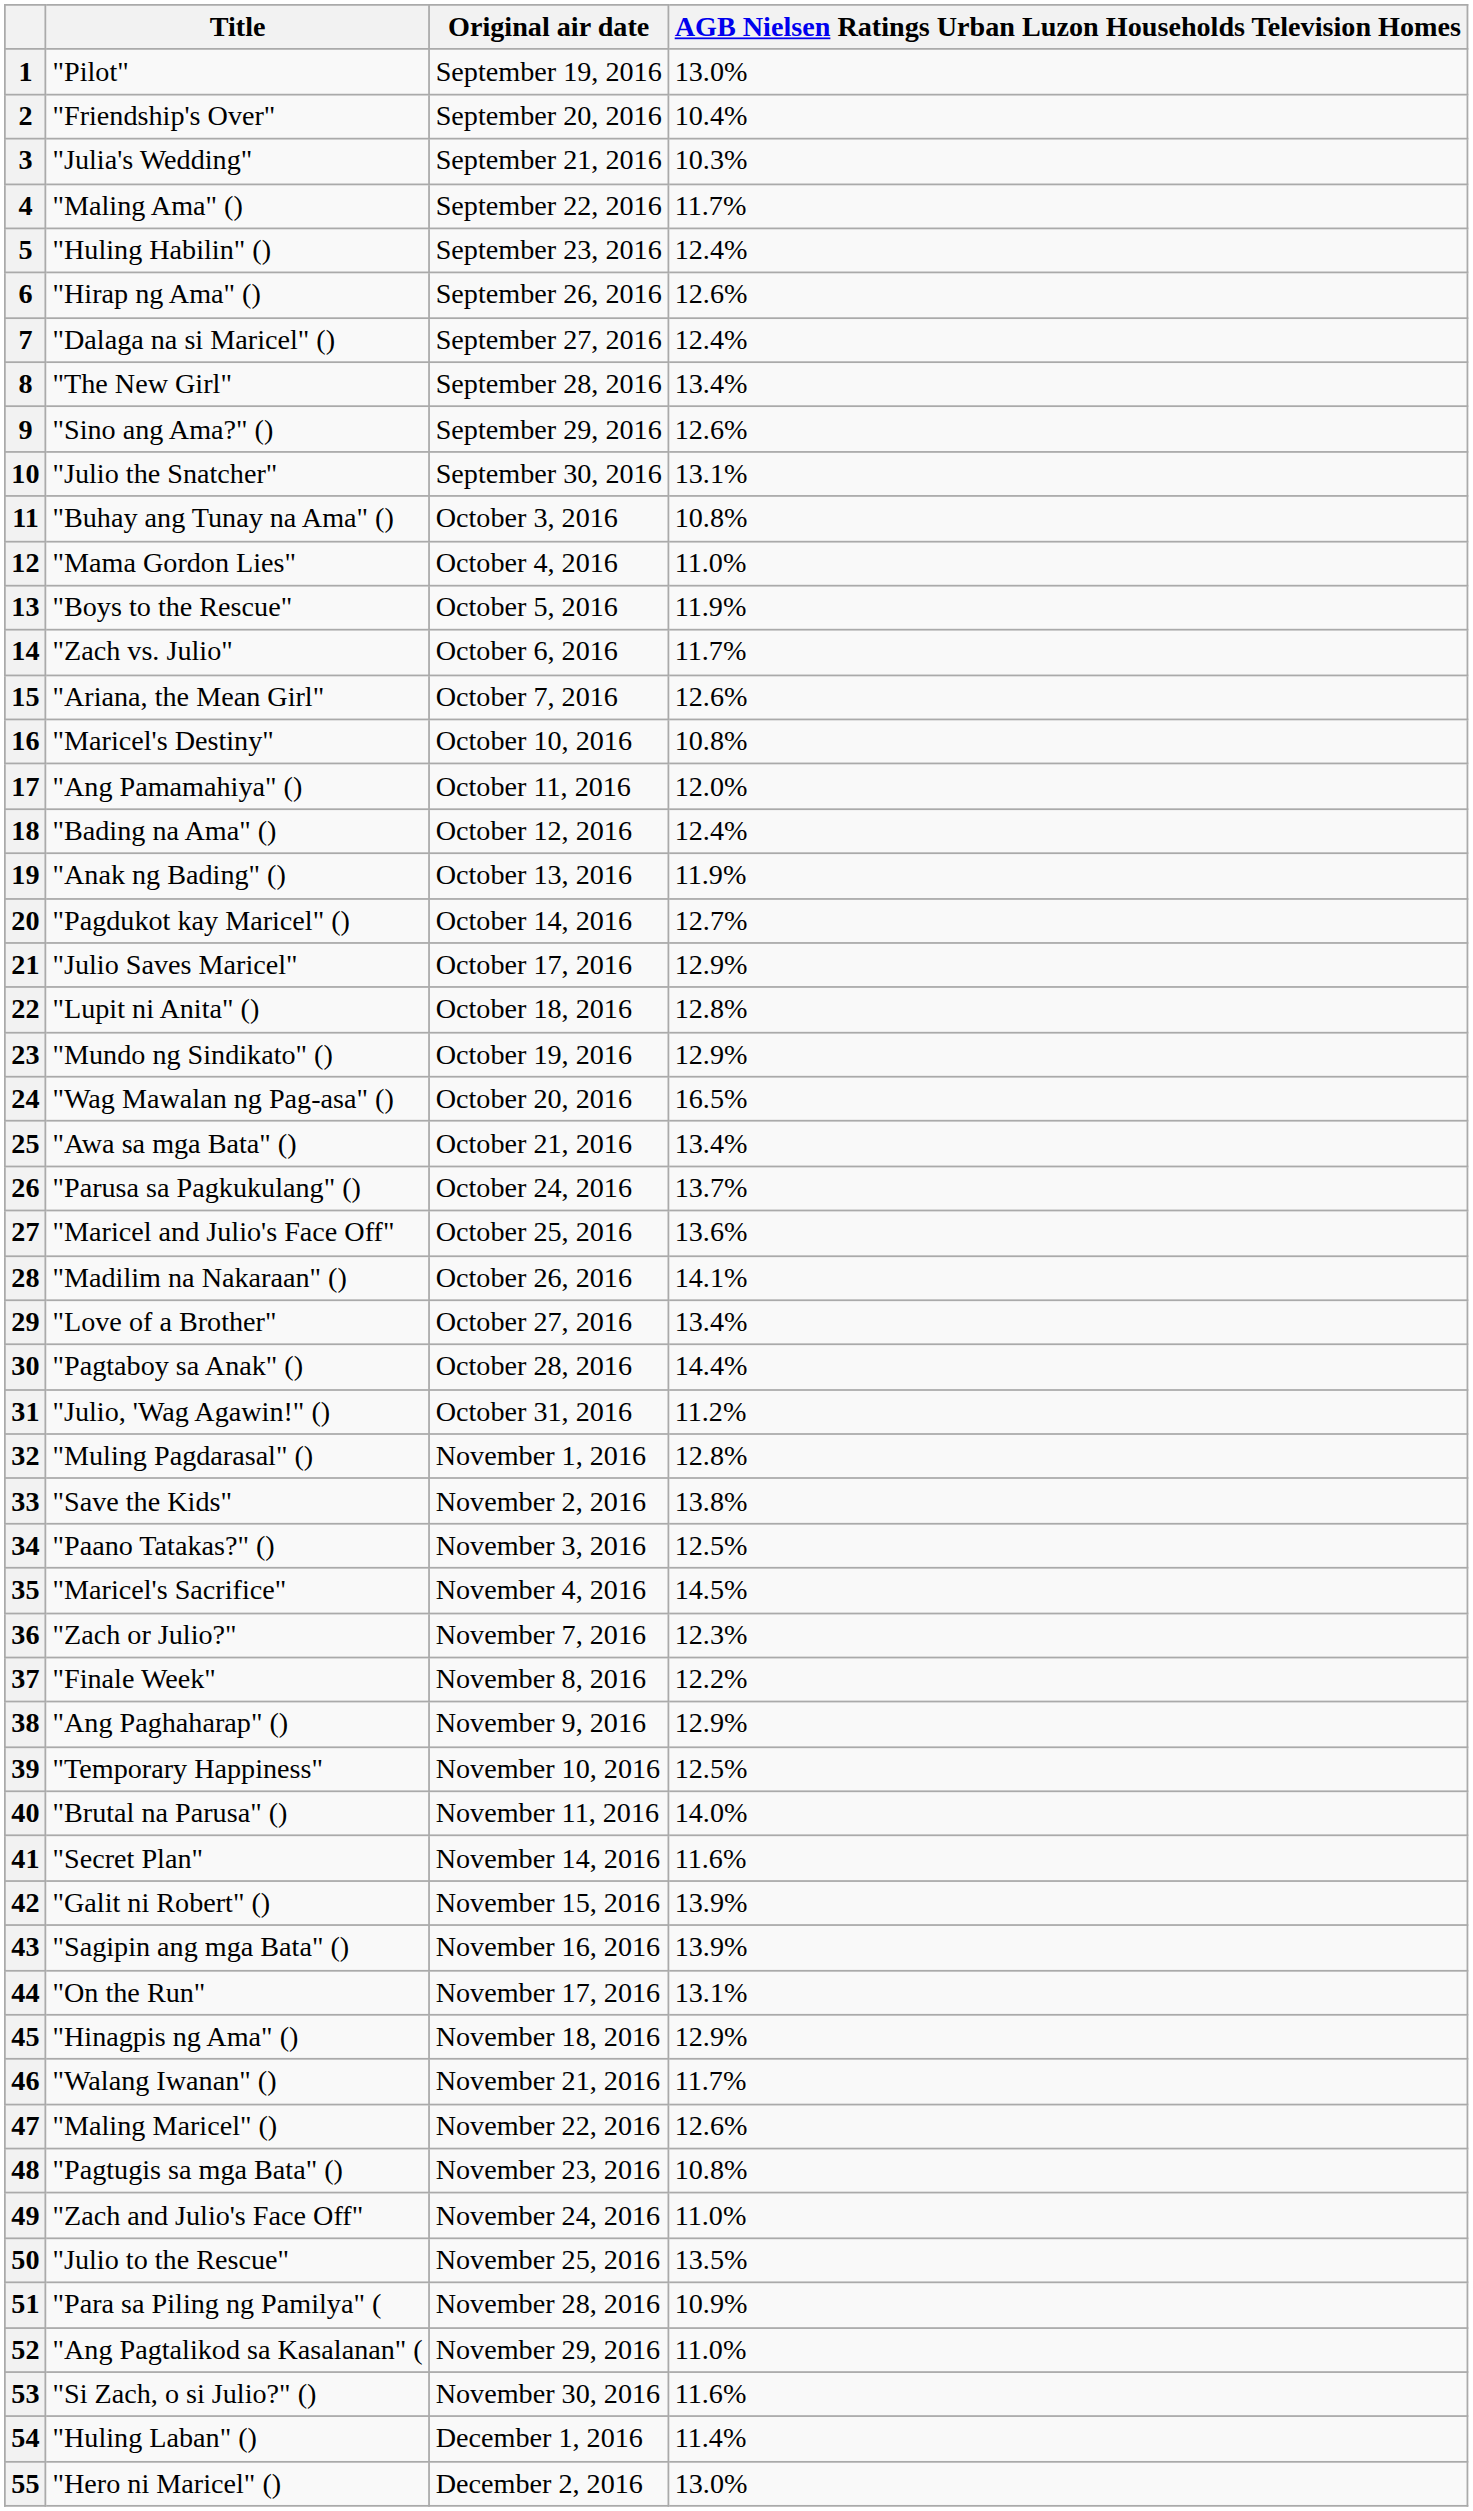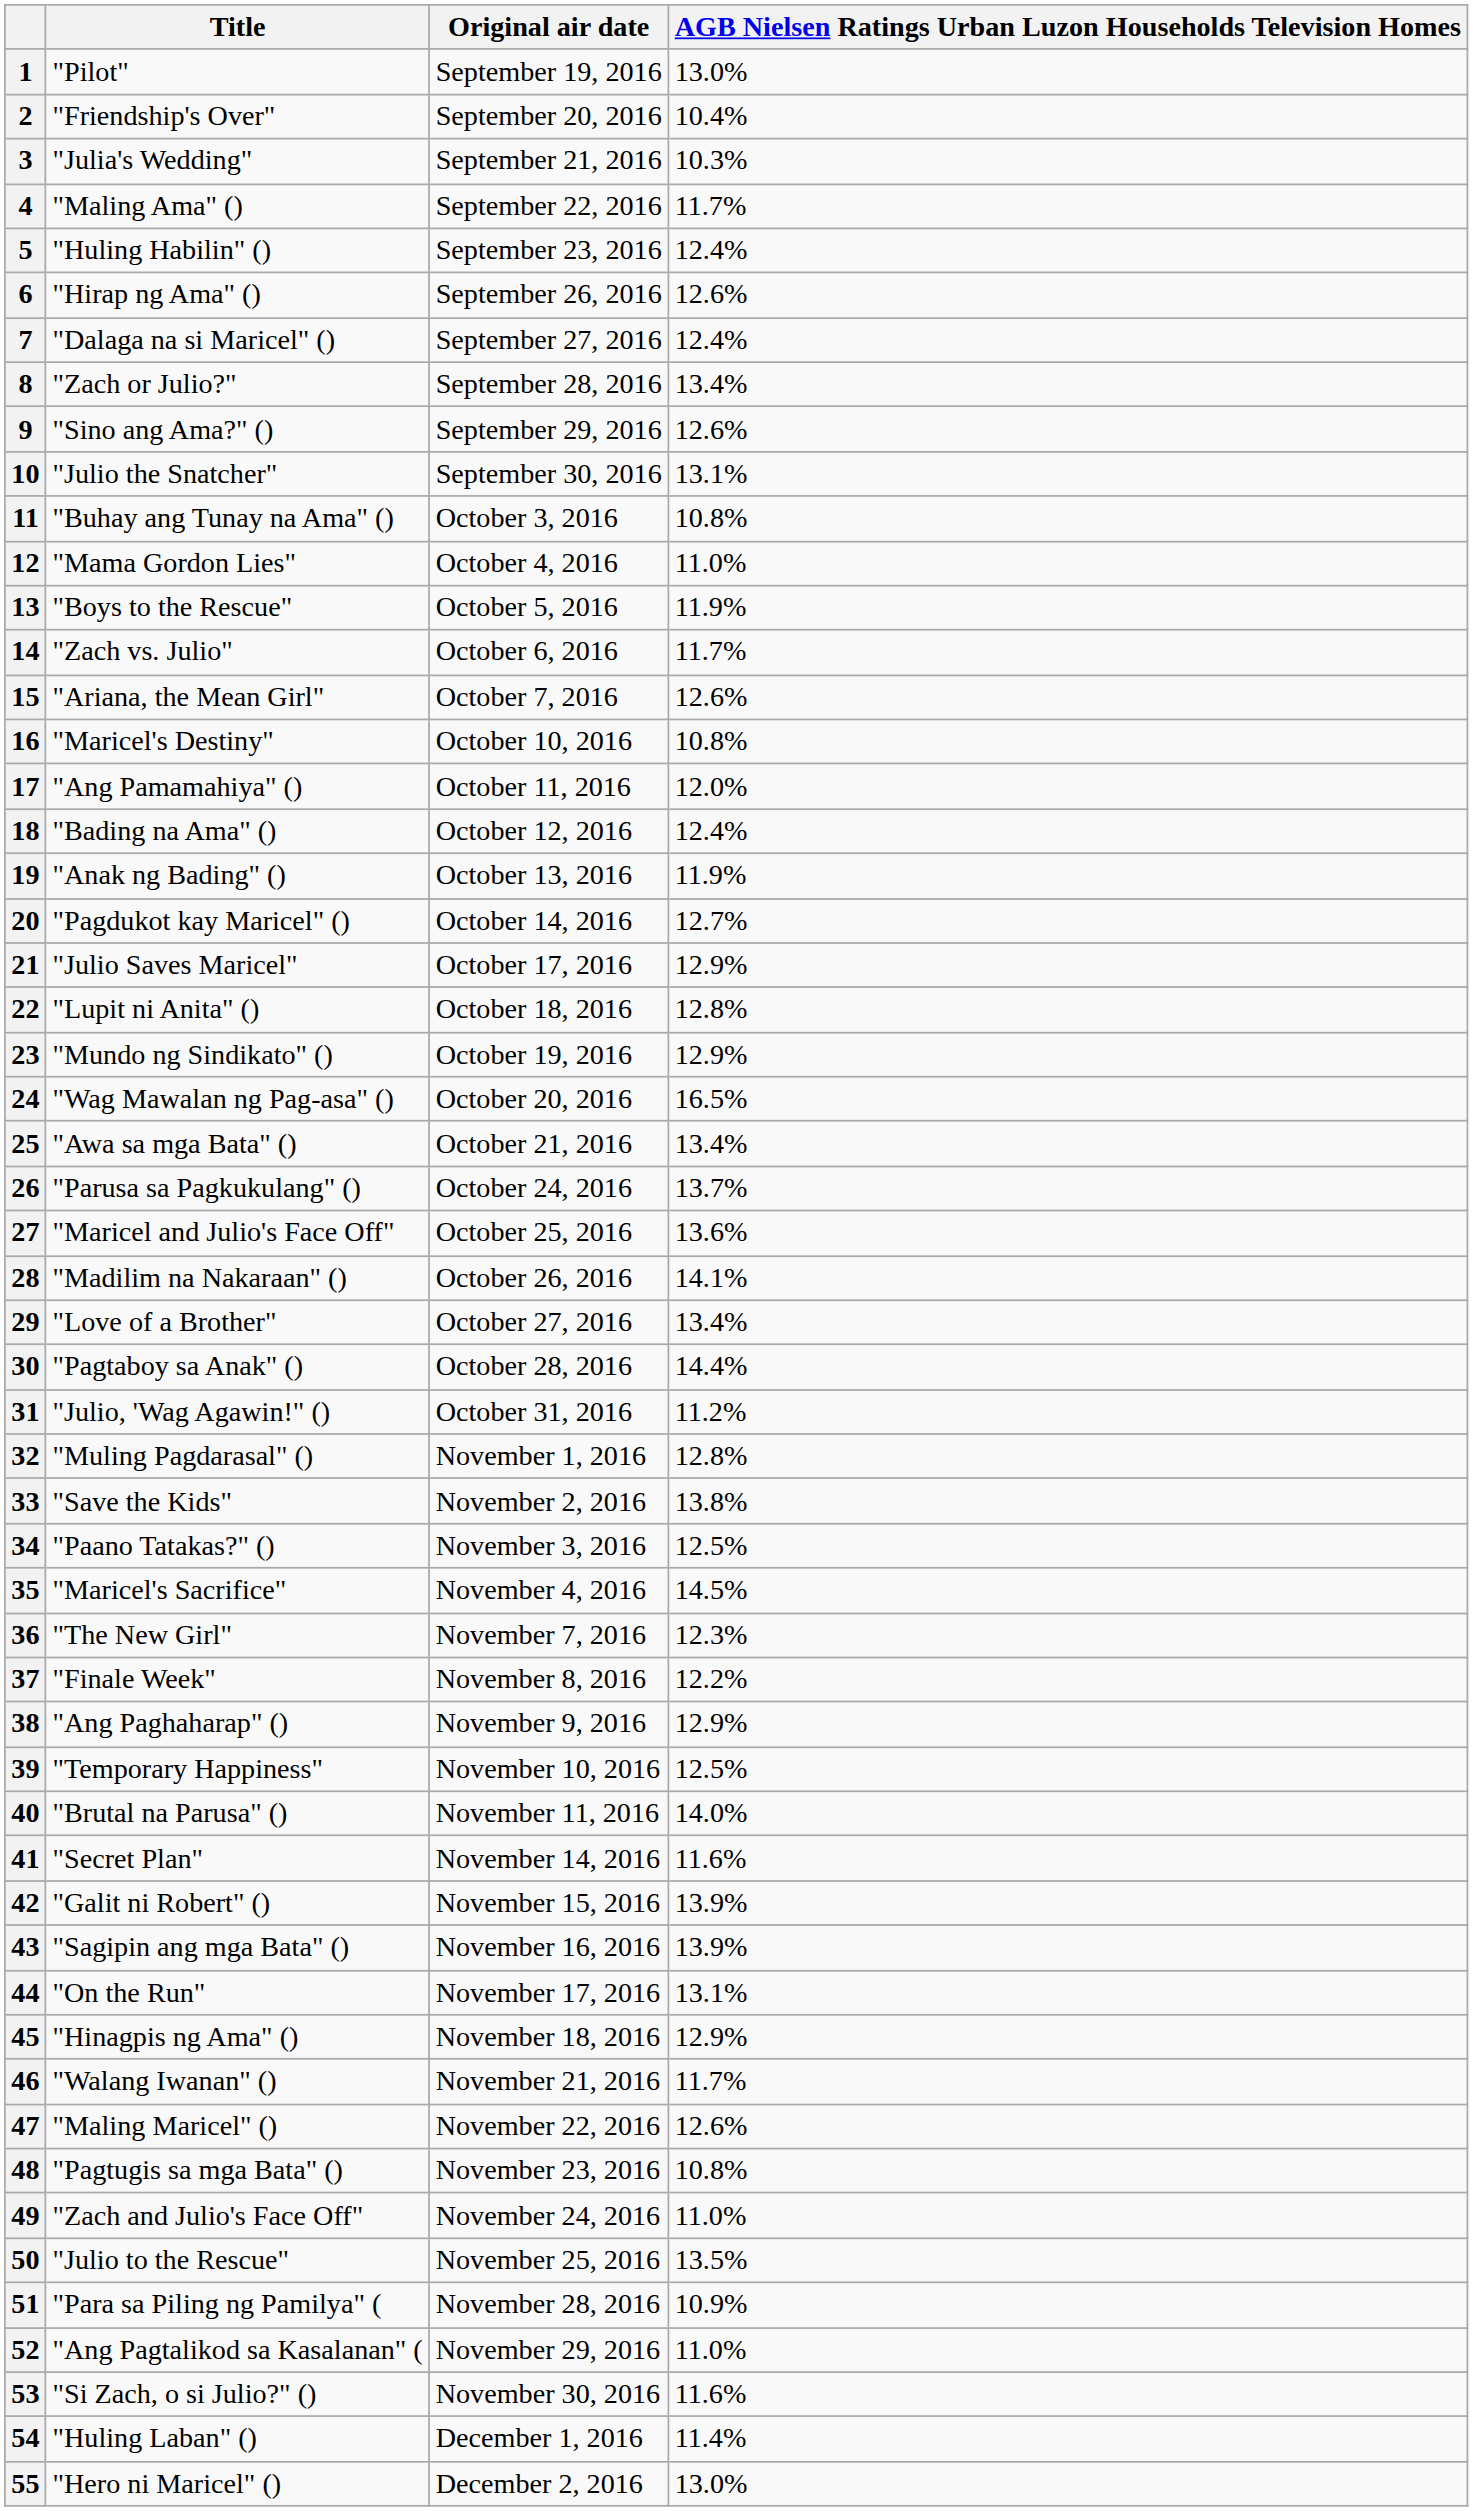(142, 384) "The New Girl" -> (145, 384) "Zach or Julio?"
(145, 1634) "Zach or Julio?" -> (142, 1634) "The New Girl"
